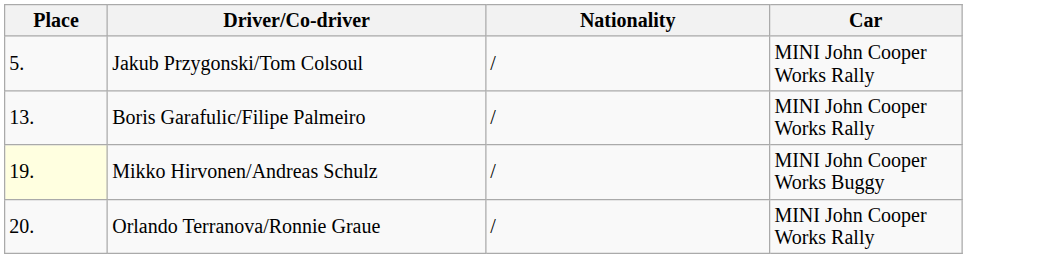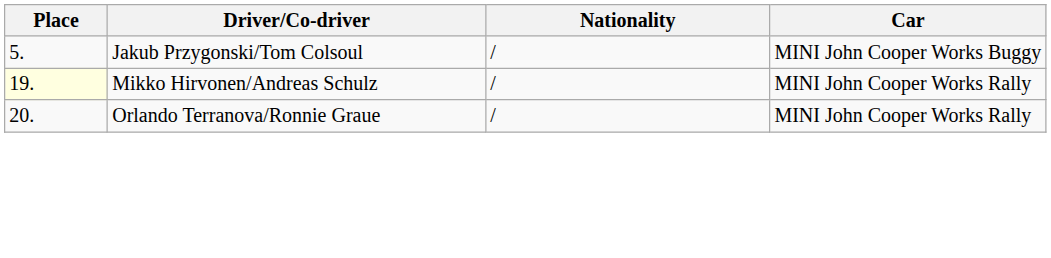(850, 63) MINI John Cooper Works Rally -> (908, 52) MINI John Cooper Works Buggy
- row: (239, 117)
(850, 171) MINI John Cooper Works Buggy -> (903, 83) MINI John Cooper Works Rally
